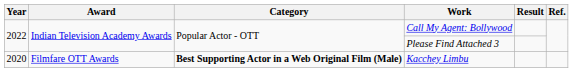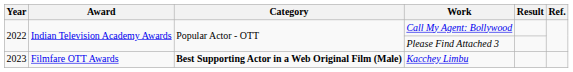(17, 59) 2020 -> (17, 59) 2023
